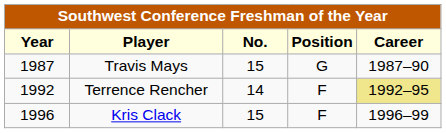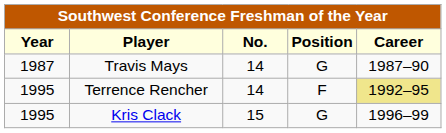(255, 66) 15 -> (255, 66) 14
(37, 90) 1992 -> (37, 90) 1995
(37, 115) 1996 -> (37, 115) 1995
(322, 115) F -> (322, 115) G
